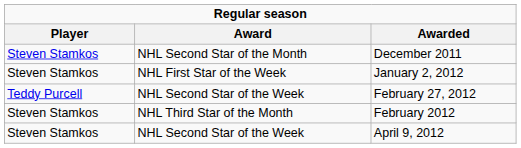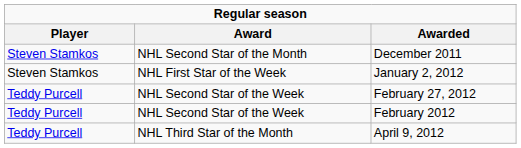(53, 113) Steven Stamkos -> (45, 113) Teddy Purcell
(215, 113) NHL Third Star of the Month -> (221, 113) NHL Second Star of the Week
(53, 133) Steven Stamkos -> (45, 133) Teddy Purcell
(221, 133) NHL Second Star of the Week -> (215, 133) NHL Third Star of the Month
